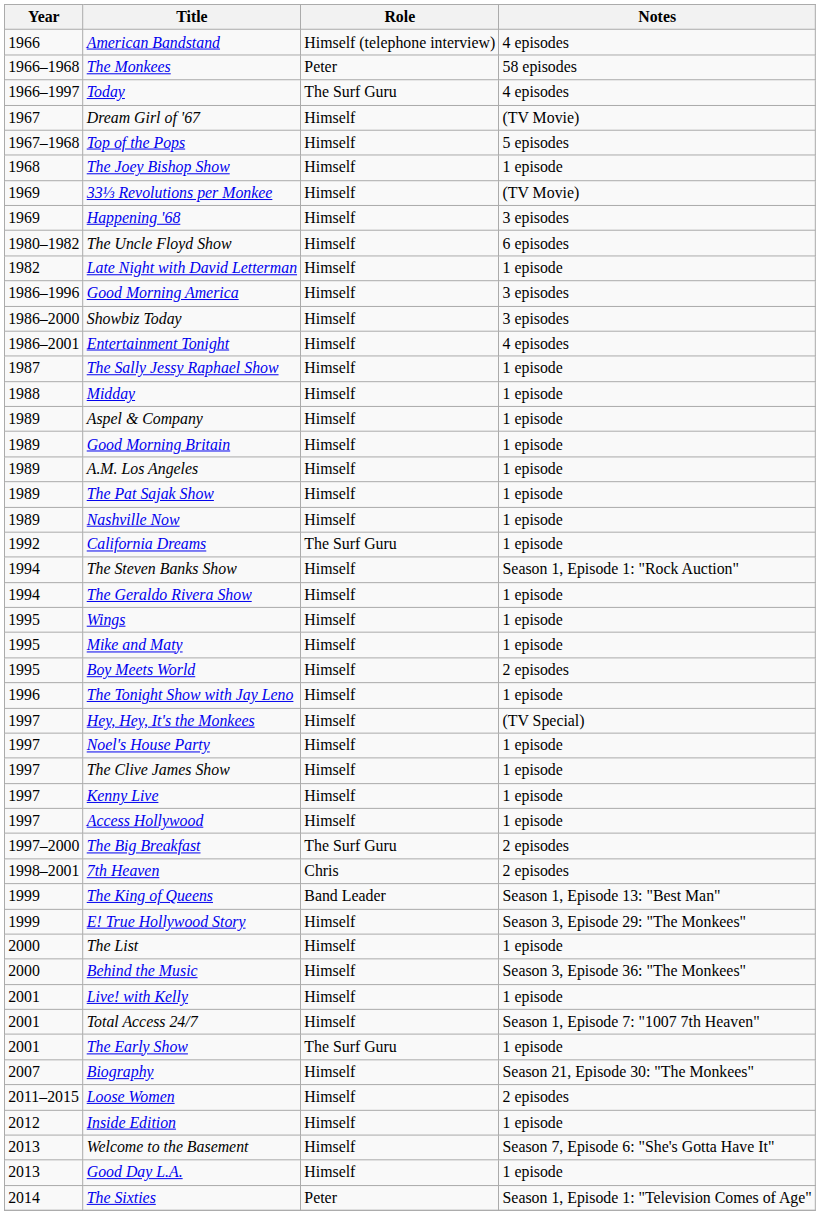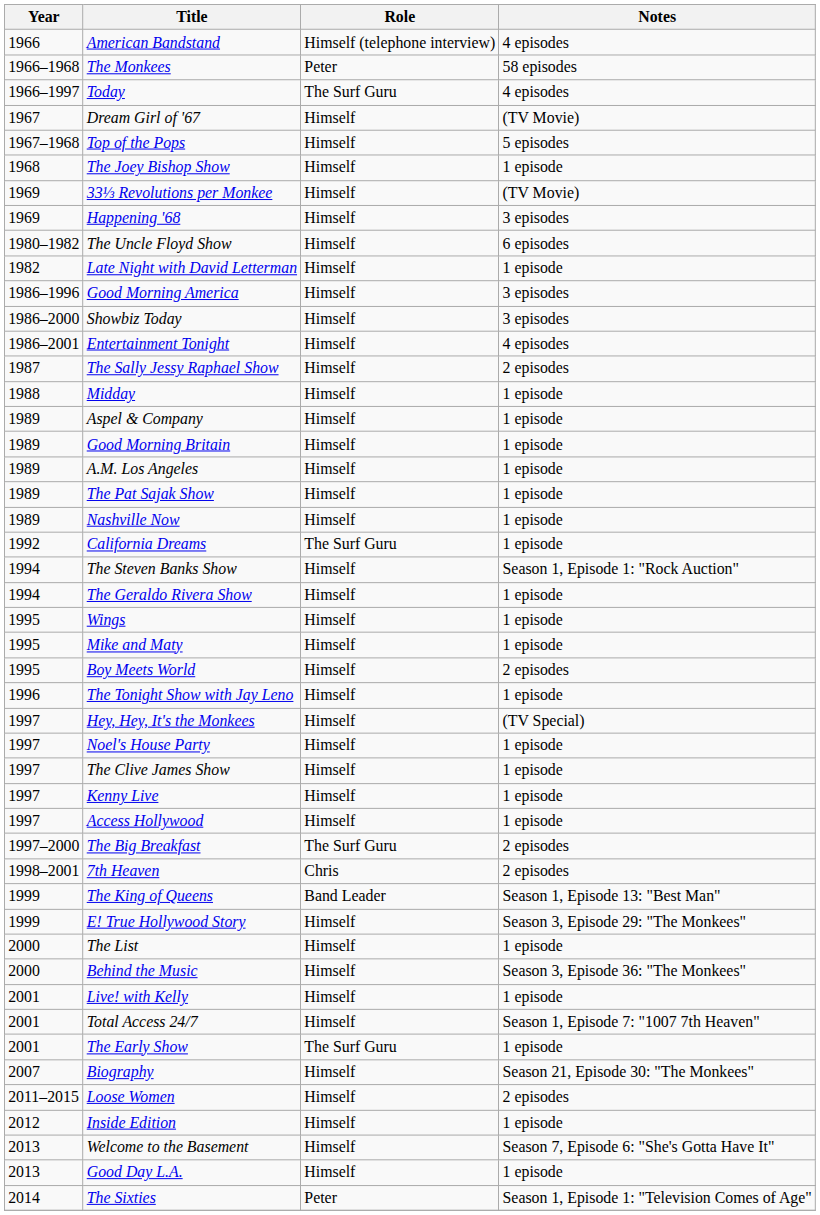(533, 368) 1 episode -> (536, 368) 2 episodes
